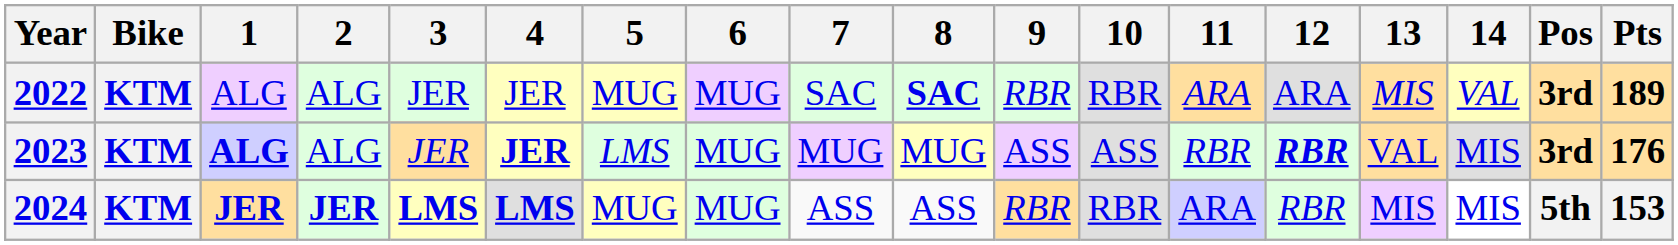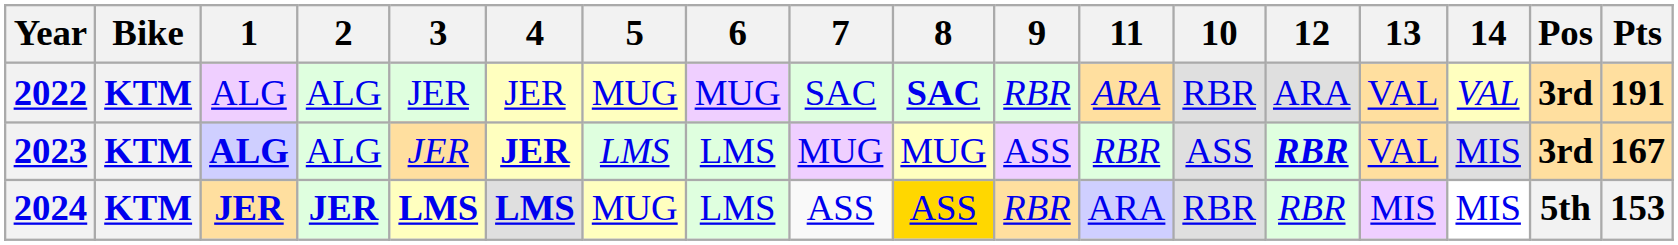columns swapped: (1124, 33) <-> (1217, 33)
(1403, 92) MIS -> (1403, 92) VAL
(1638, 92) 189 -> (1638, 92) 191
(738, 150) MUG -> (738, 150) LMS
(1638, 150) 176 -> (1638, 150) 167
(738, 208) MUG -> (738, 208) LMS
(943, 208) no background -> (943, 208) gold background
